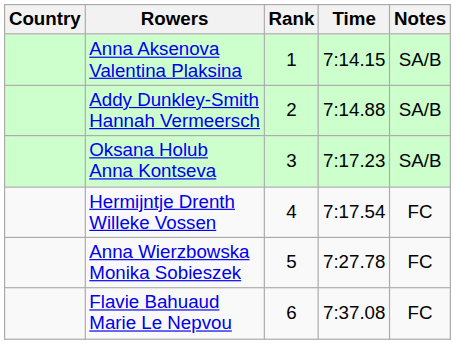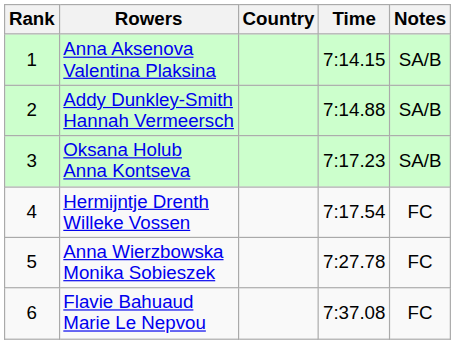columns swapped: (291, 19) <-> (45, 19)
